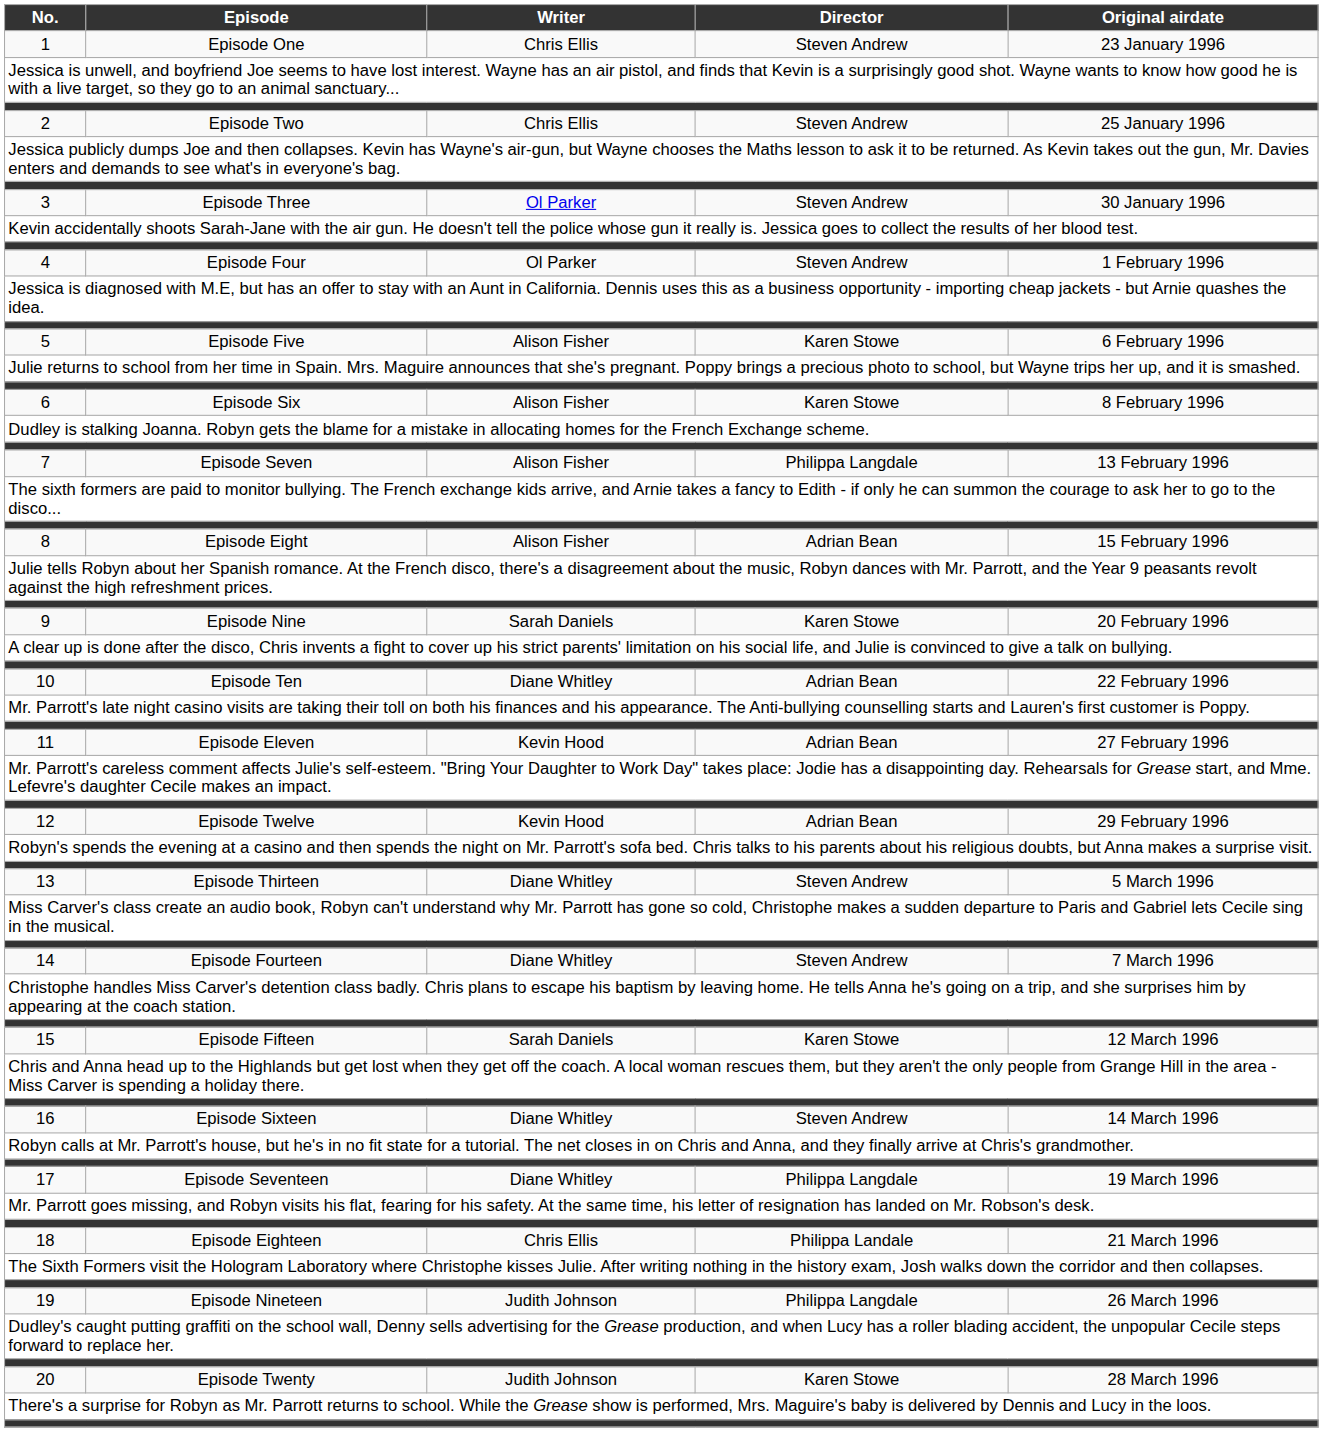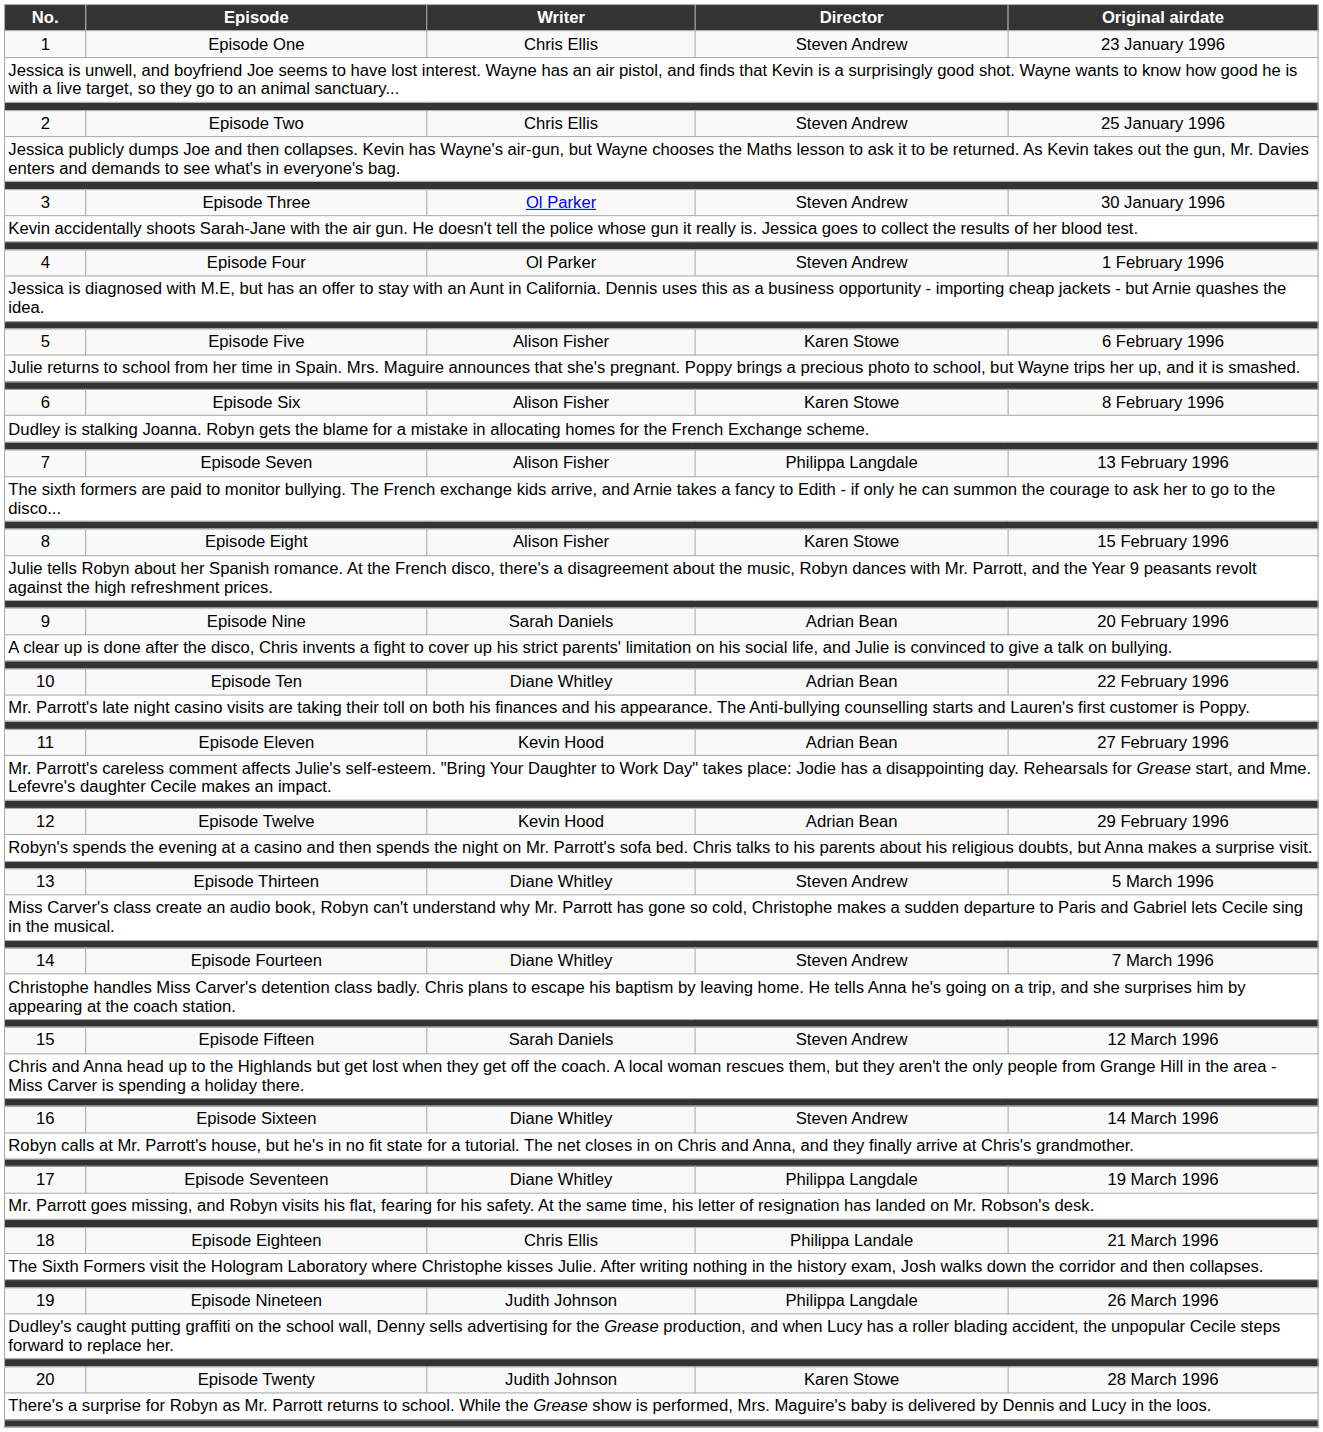(852, 542) Adrian Bean -> (852, 542) Karen Stowe
(852, 621) Karen Stowe -> (852, 621) Adrian Bean
(852, 1040) Karen Stowe -> (852, 1040) Steven Andrew
